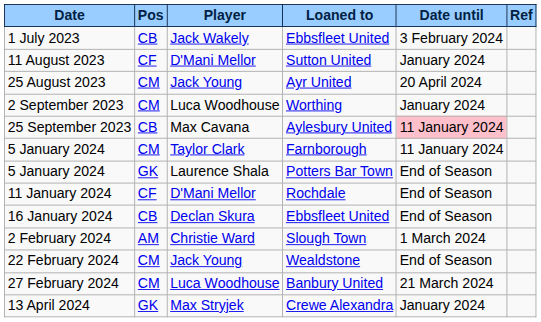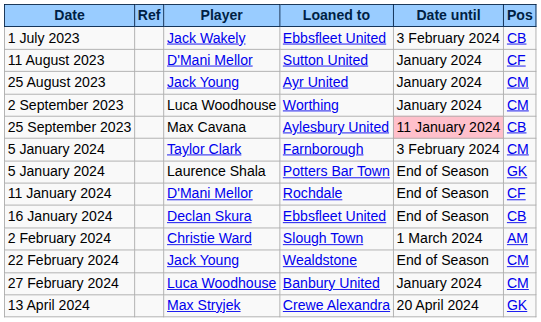columns swapped: (151, 15) <-> (521, 15)
(441, 82) 20 April 2024 -> (439, 82) January 2024
(452, 149) 11 January 2024 -> (448, 149) 3 February 2024
(447, 283) 21 March 2024 -> (439, 283) January 2024
(442, 305) January 2024 -> (438, 305) 20 April 2024
